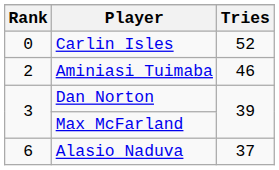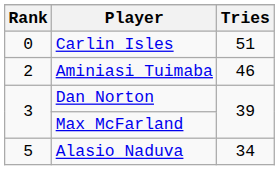(245, 45) 52 -> (245, 45) 51
(28, 151) 6 -> (28, 151) 5
(245, 151) 37 -> (245, 151) 34
